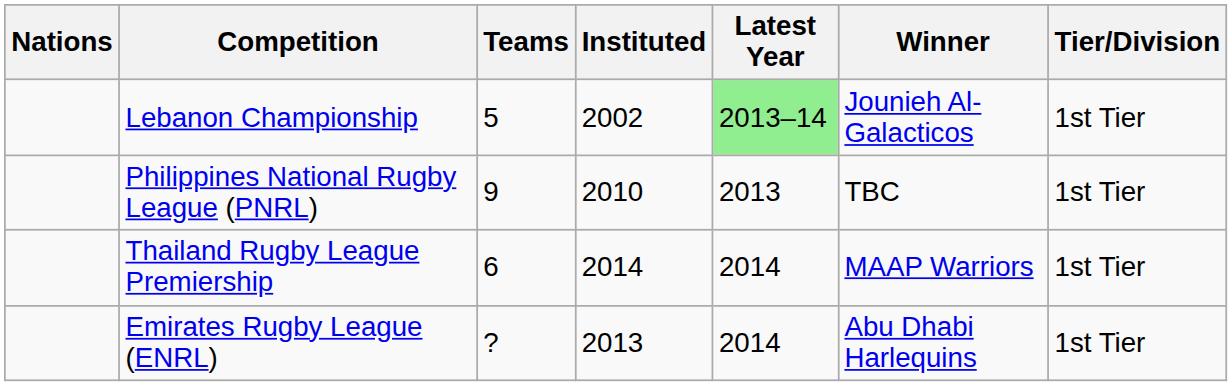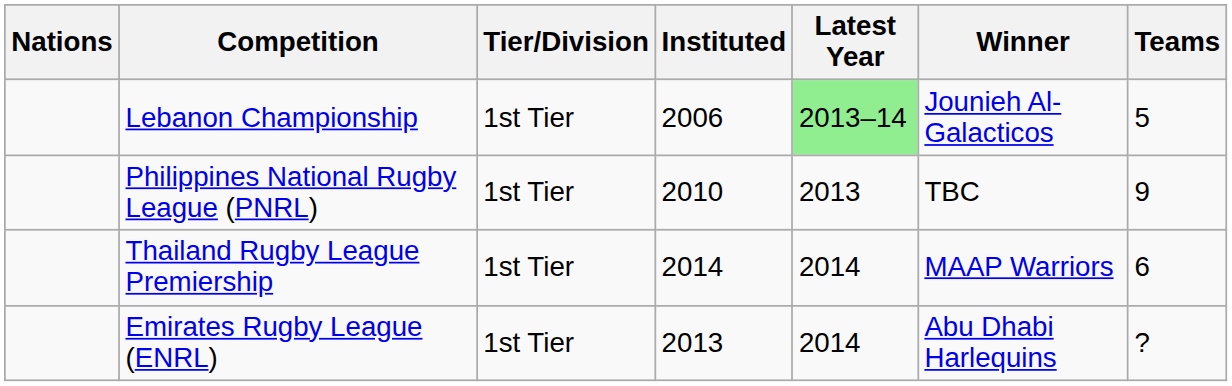columns swapped: (526, 42) <-> (1137, 42)
(612, 117) 2002 -> (692, 117) 2006
